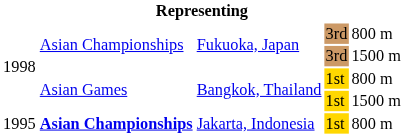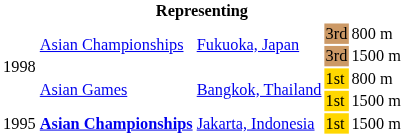(372, 123) 800 m -> (376, 123) 1500 m
